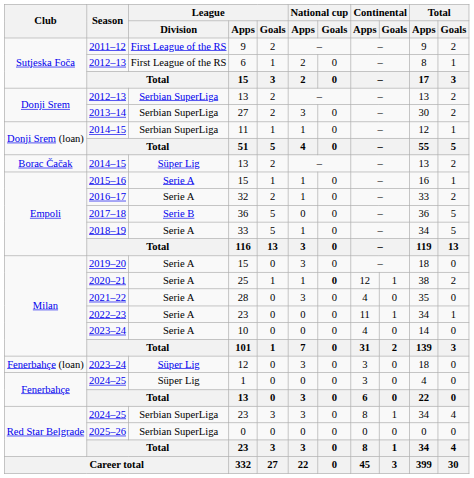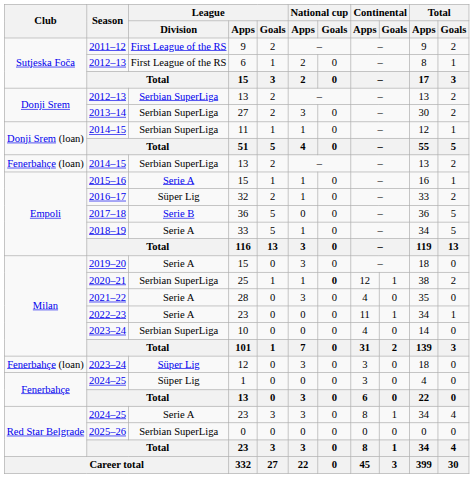(45, 163) Borac Čačak -> (45, 163) Fenerbahçe (loan)
(179, 163) Süper Lig -> (179, 163) Serbian SuperLiga
(179, 197) Serie A -> (179, 197) Süper Lig
(179, 280) Serie A -> (179, 280) Serbian SuperLiga
(179, 331) Serie A -> (179, 331) Serbian SuperLiga
(179, 414) Serbian SuperLiga -> (179, 414) Serie A
